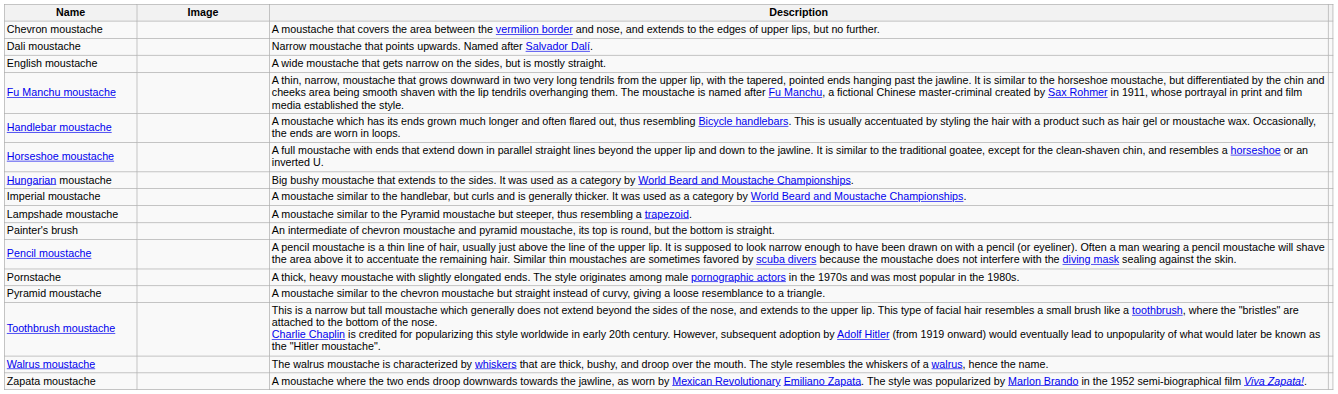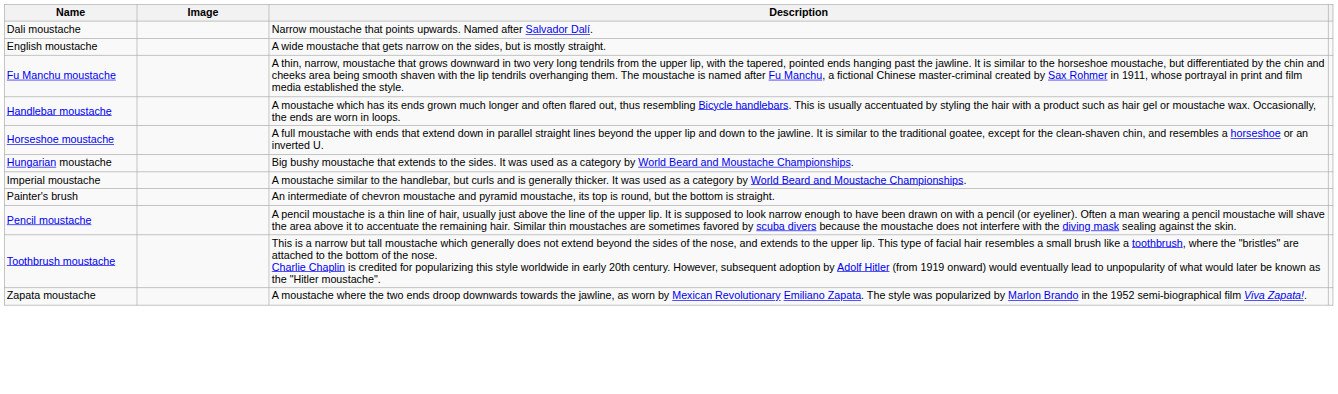- row: (55, 30)
- row: (63, 214)
- row: (34, 277)
- row: (54, 294)
- row: (51, 364)
